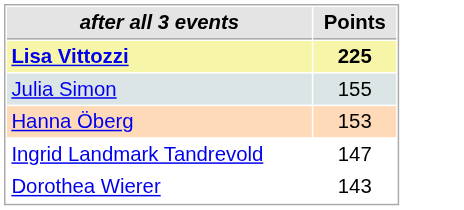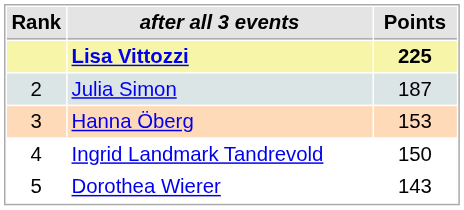+ column: (36, 22)
(355, 89) 155 -> (415, 89) 187
(355, 154) 147 -> (415, 154) 150
